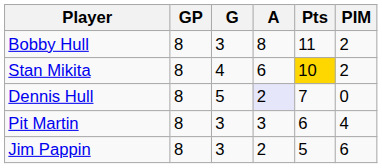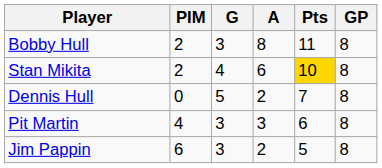columns swapped: (191, 17) <-> (356, 17)
(261, 96) lavender background -> (261, 96) no background
